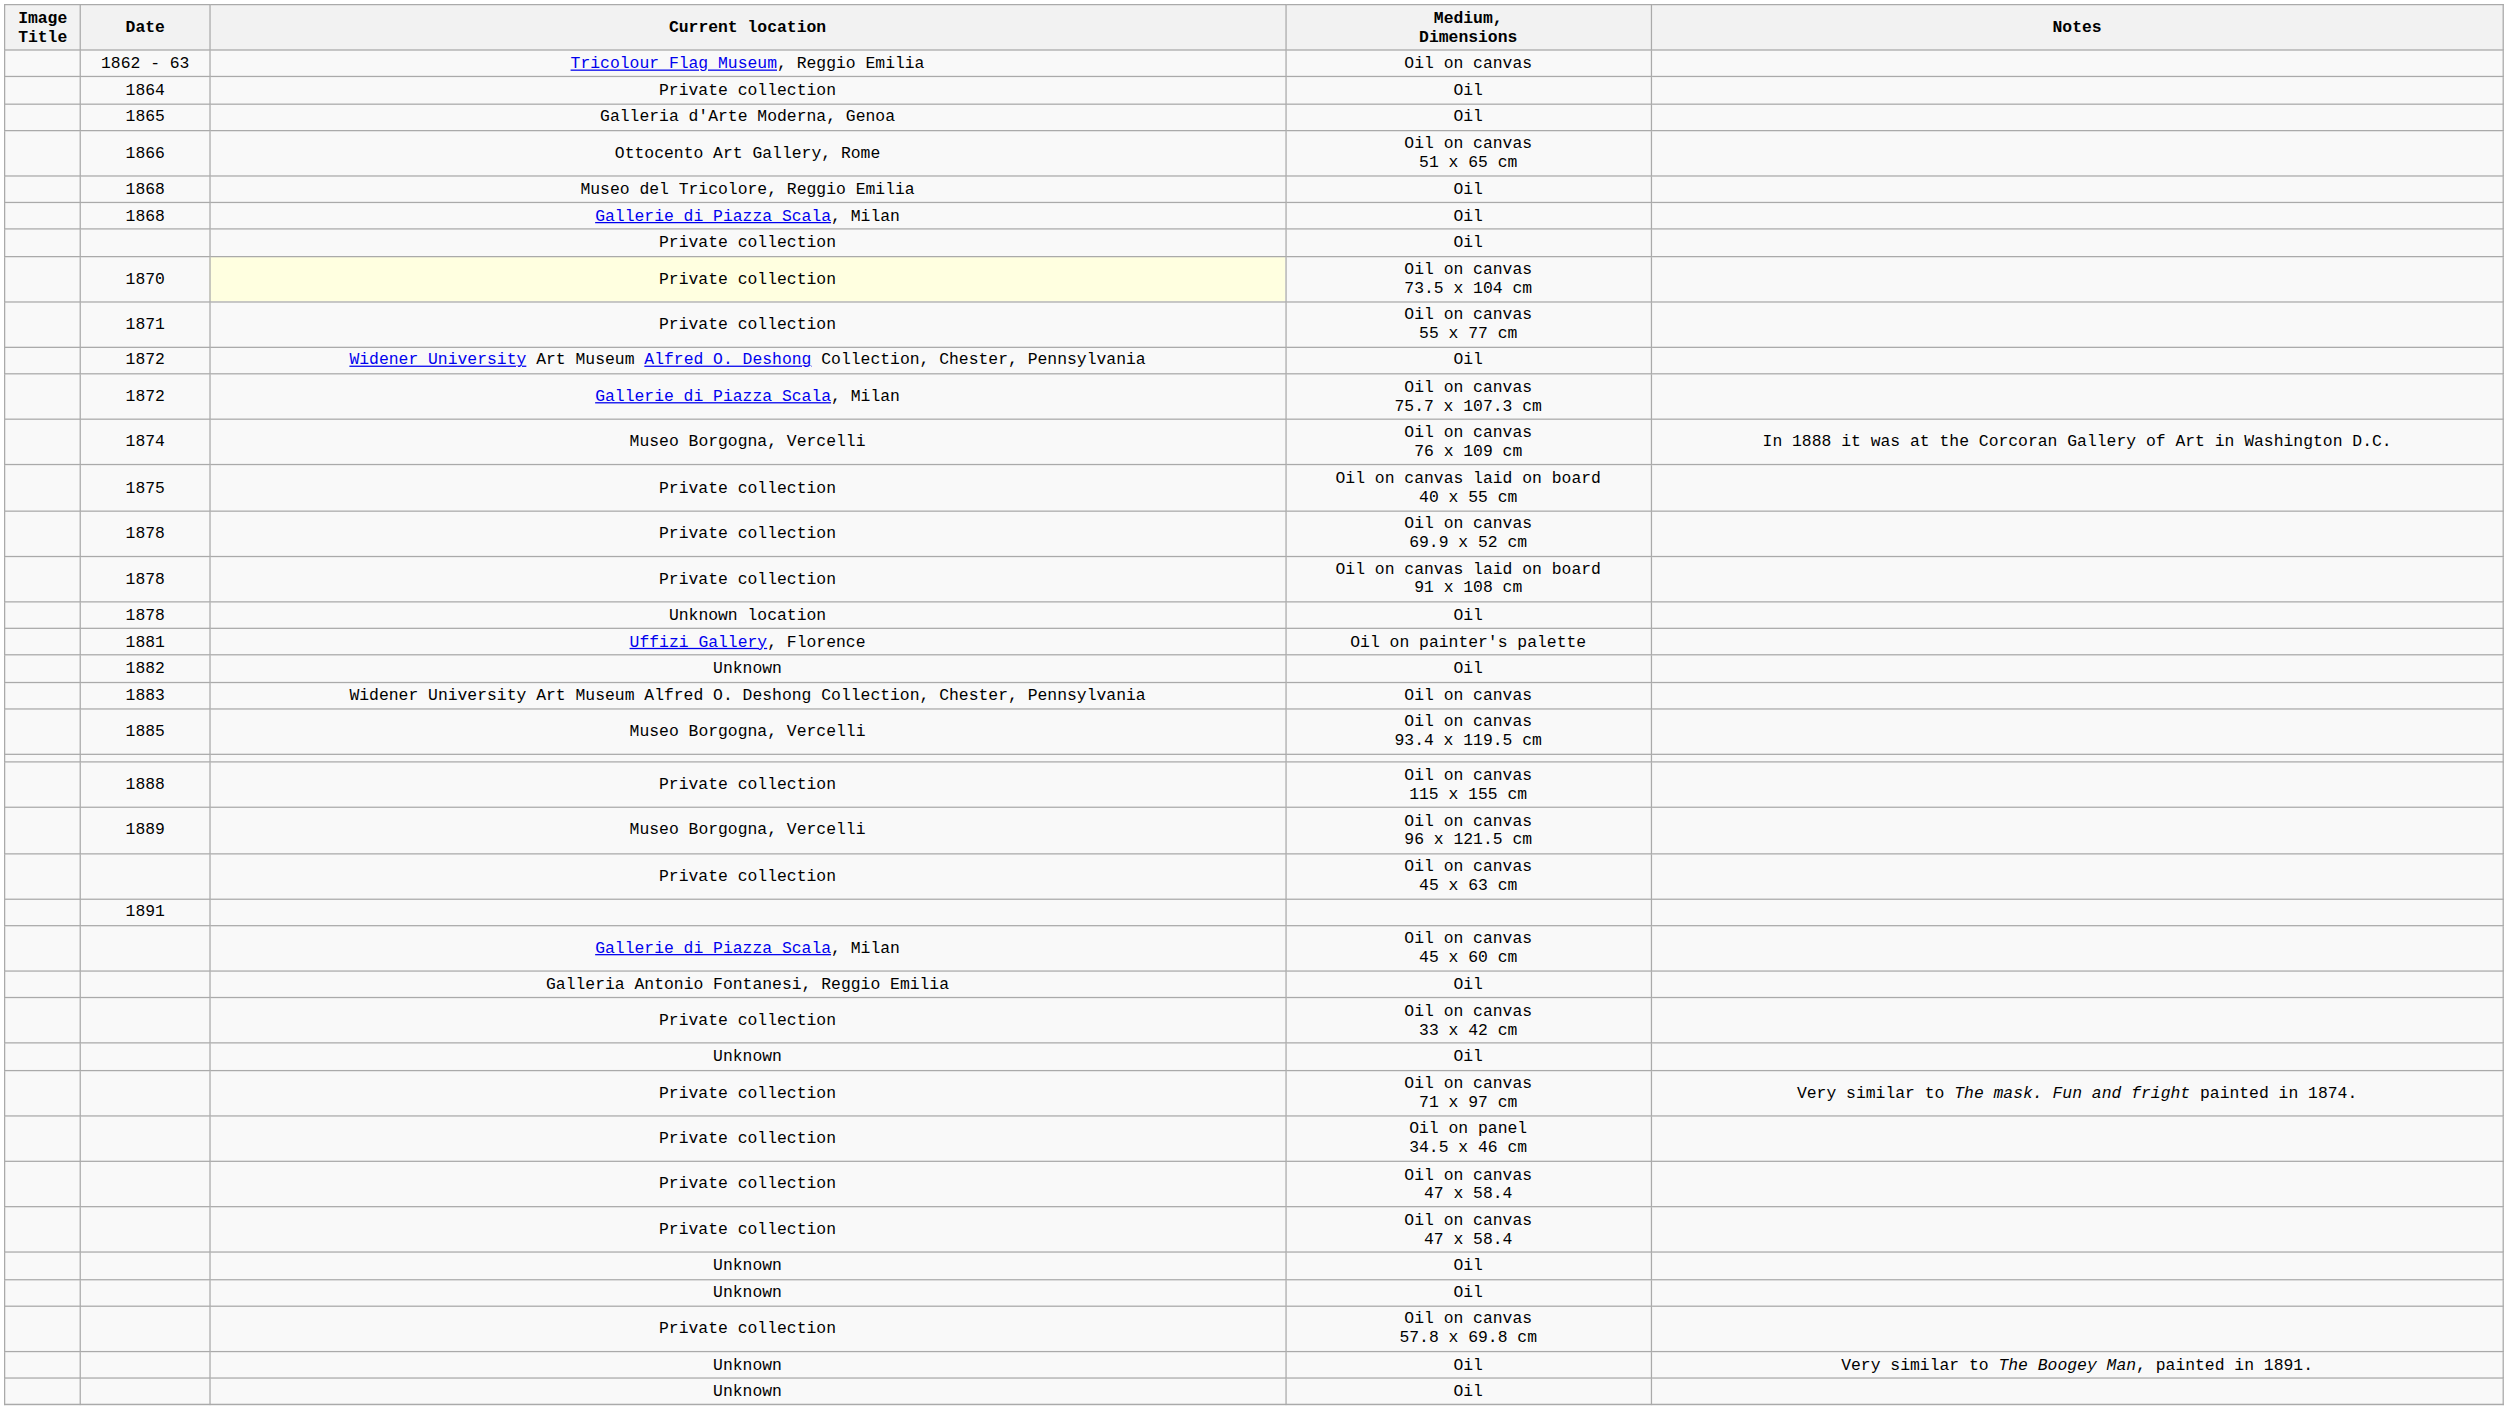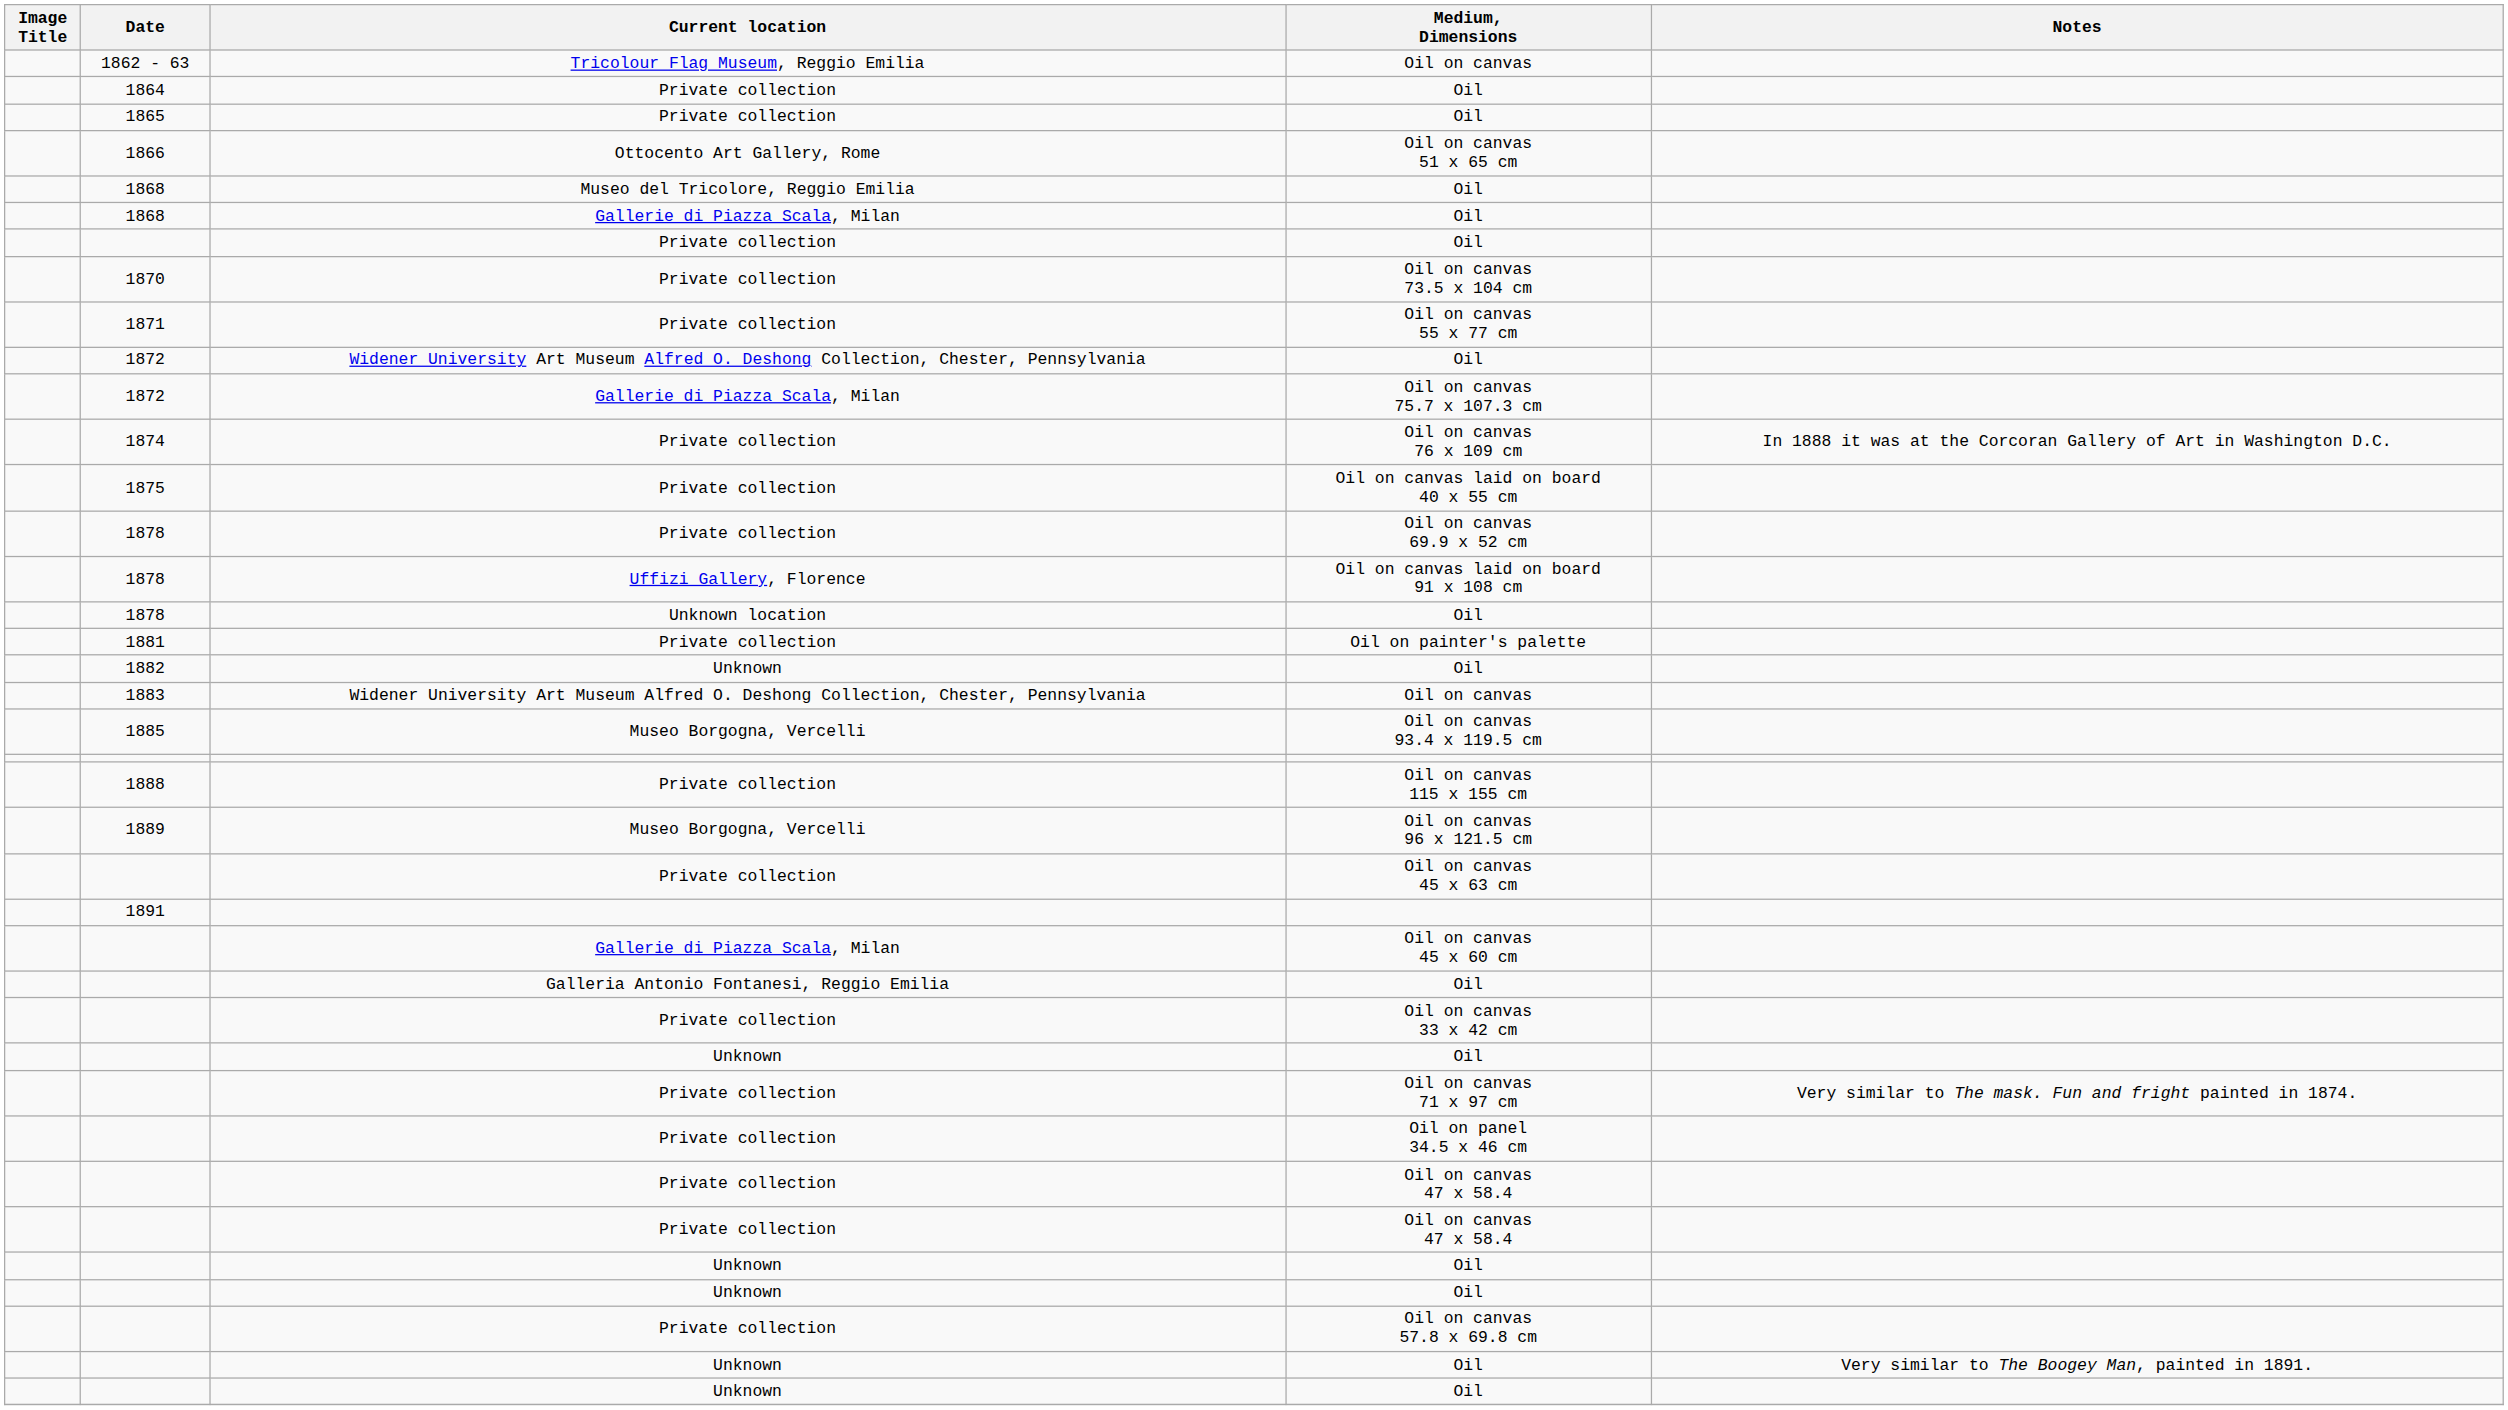(748, 117) Galleria d'Arte Moderna, Genoa -> (748, 117) Private collection
(748, 279) lightyellow background -> (748, 279) no background
(748, 442) Museo Borgogna, Vercelli -> (748, 442) Private collection
(748, 579) Private collection -> (748, 579) Uffizi Gallery, Florence
(748, 642) Uffizi Gallery, Florence -> (748, 642) Private collection
